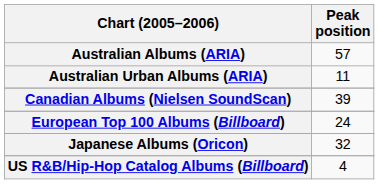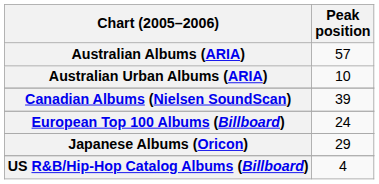(343, 76) 11 -> (343, 76) 10
(343, 144) 32 -> (343, 144) 29
